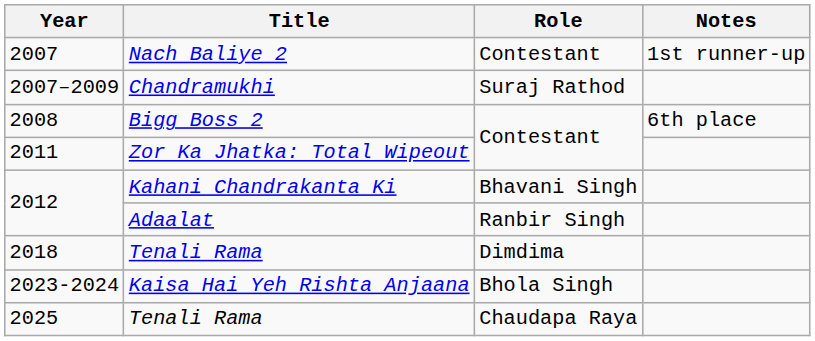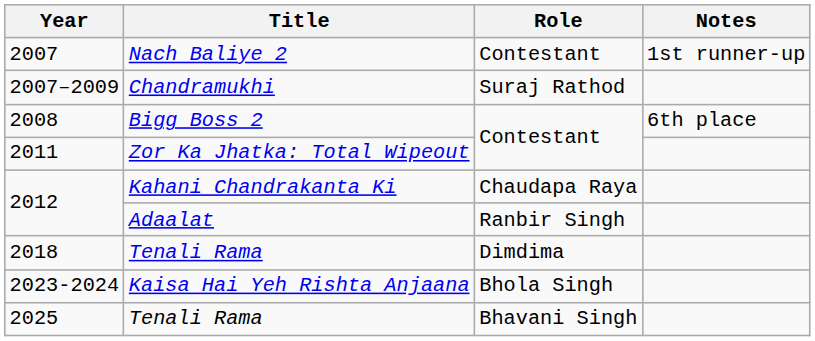(558, 187) Bhavani Singh -> (558, 187) Chaudapa Raya
(558, 319) Chaudapa Raya -> (558, 319) Bhavani Singh
